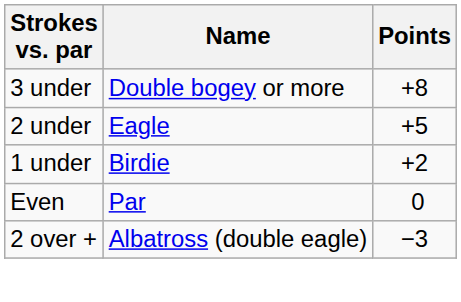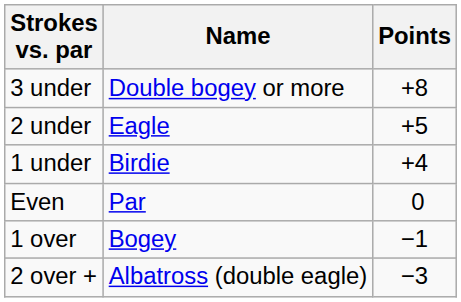(415, 163) +2 -> (415, 163) +4
+ row: (43, 239)
